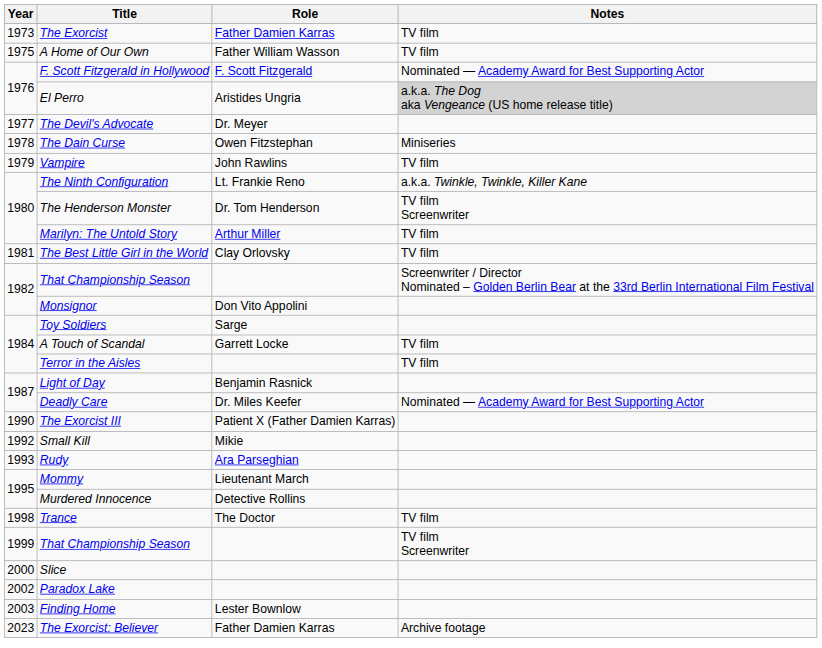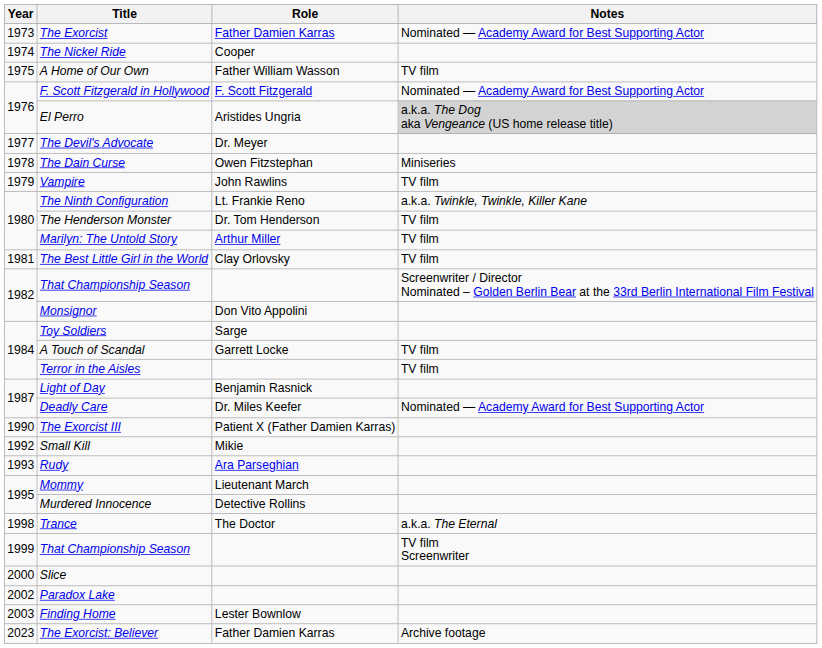(420, 33) TV film -> (553, 33) Nominated — Academy Award for Best Supporting Actor
+ row: (21, 52)
(435, 208) TV film Screenwriter -> (420, 220) TV film
(420, 518) TV film -> (449, 523) a.k.a. The Eternal
